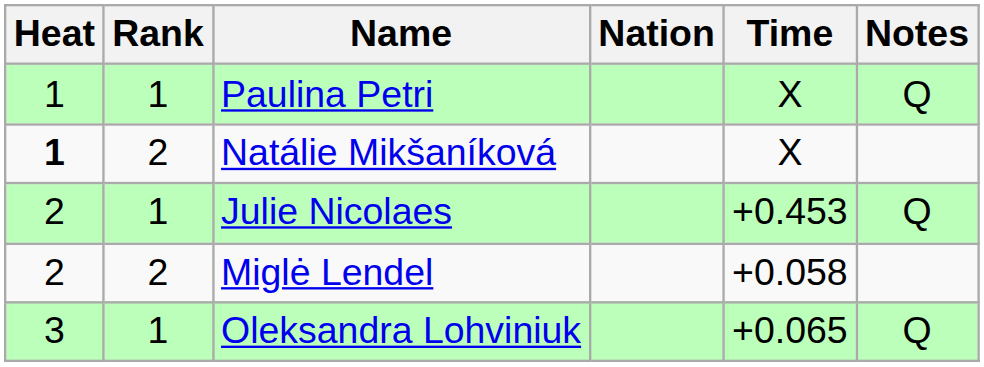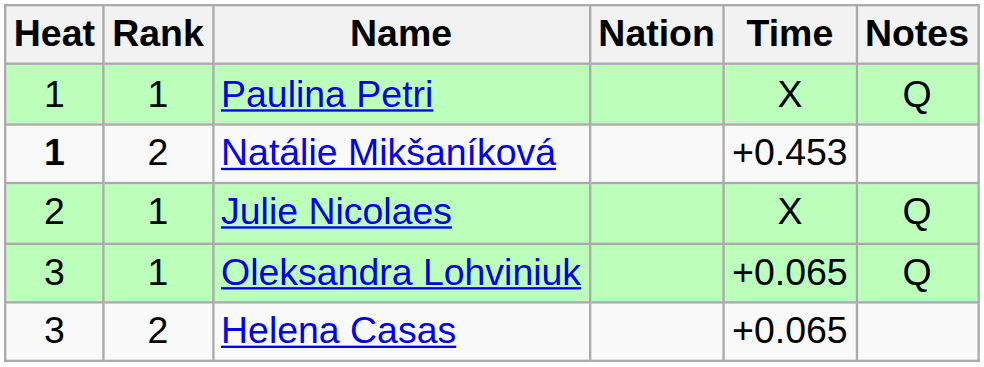(790, 152) X -> (790, 152) +0.453
(790, 212) +0.453 -> (790, 212) X
- row: (327, 271)
+ row: (339, 331)
